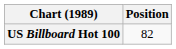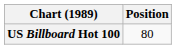(147, 34) 82 -> (147, 34) 80
